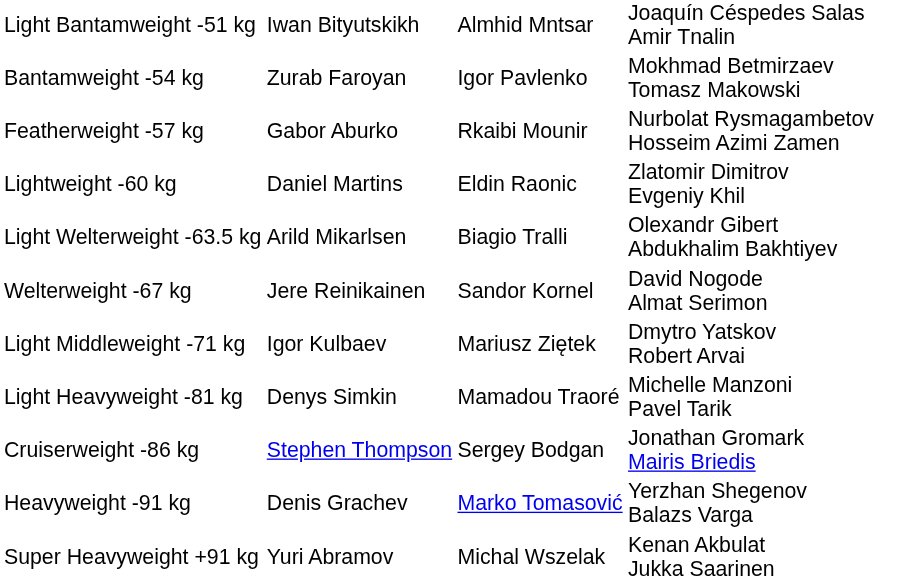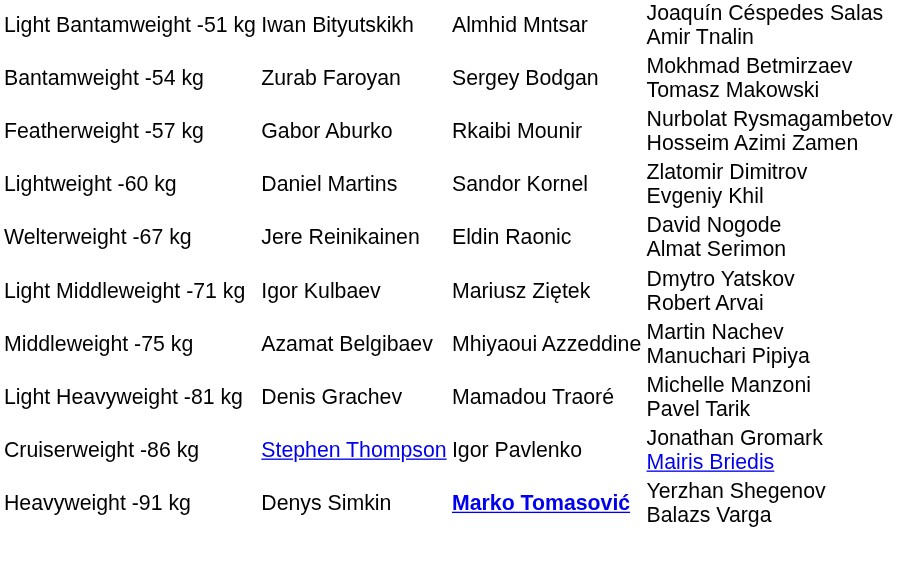(523, 77) Igor Pavlenko -> (525, 77) Sergey Bodgan
(517, 184) Eldin Raonic -> (520, 184) Sandor Kornel
- row: (133, 237)
(525, 290) Sandor Kornel -> (512, 237) Eldin Raonic
+ row: (99, 343)
(332, 397) Denys Simkin -> (332, 397) Denis Grachev
(531, 450) Sergey Bodgan -> (517, 450) Igor Pavlenko
(337, 503) Denis Grachev -> (326, 503) Denys Simkin
(540, 503) normal -> (541, 503) bold
- row: (131, 556)
